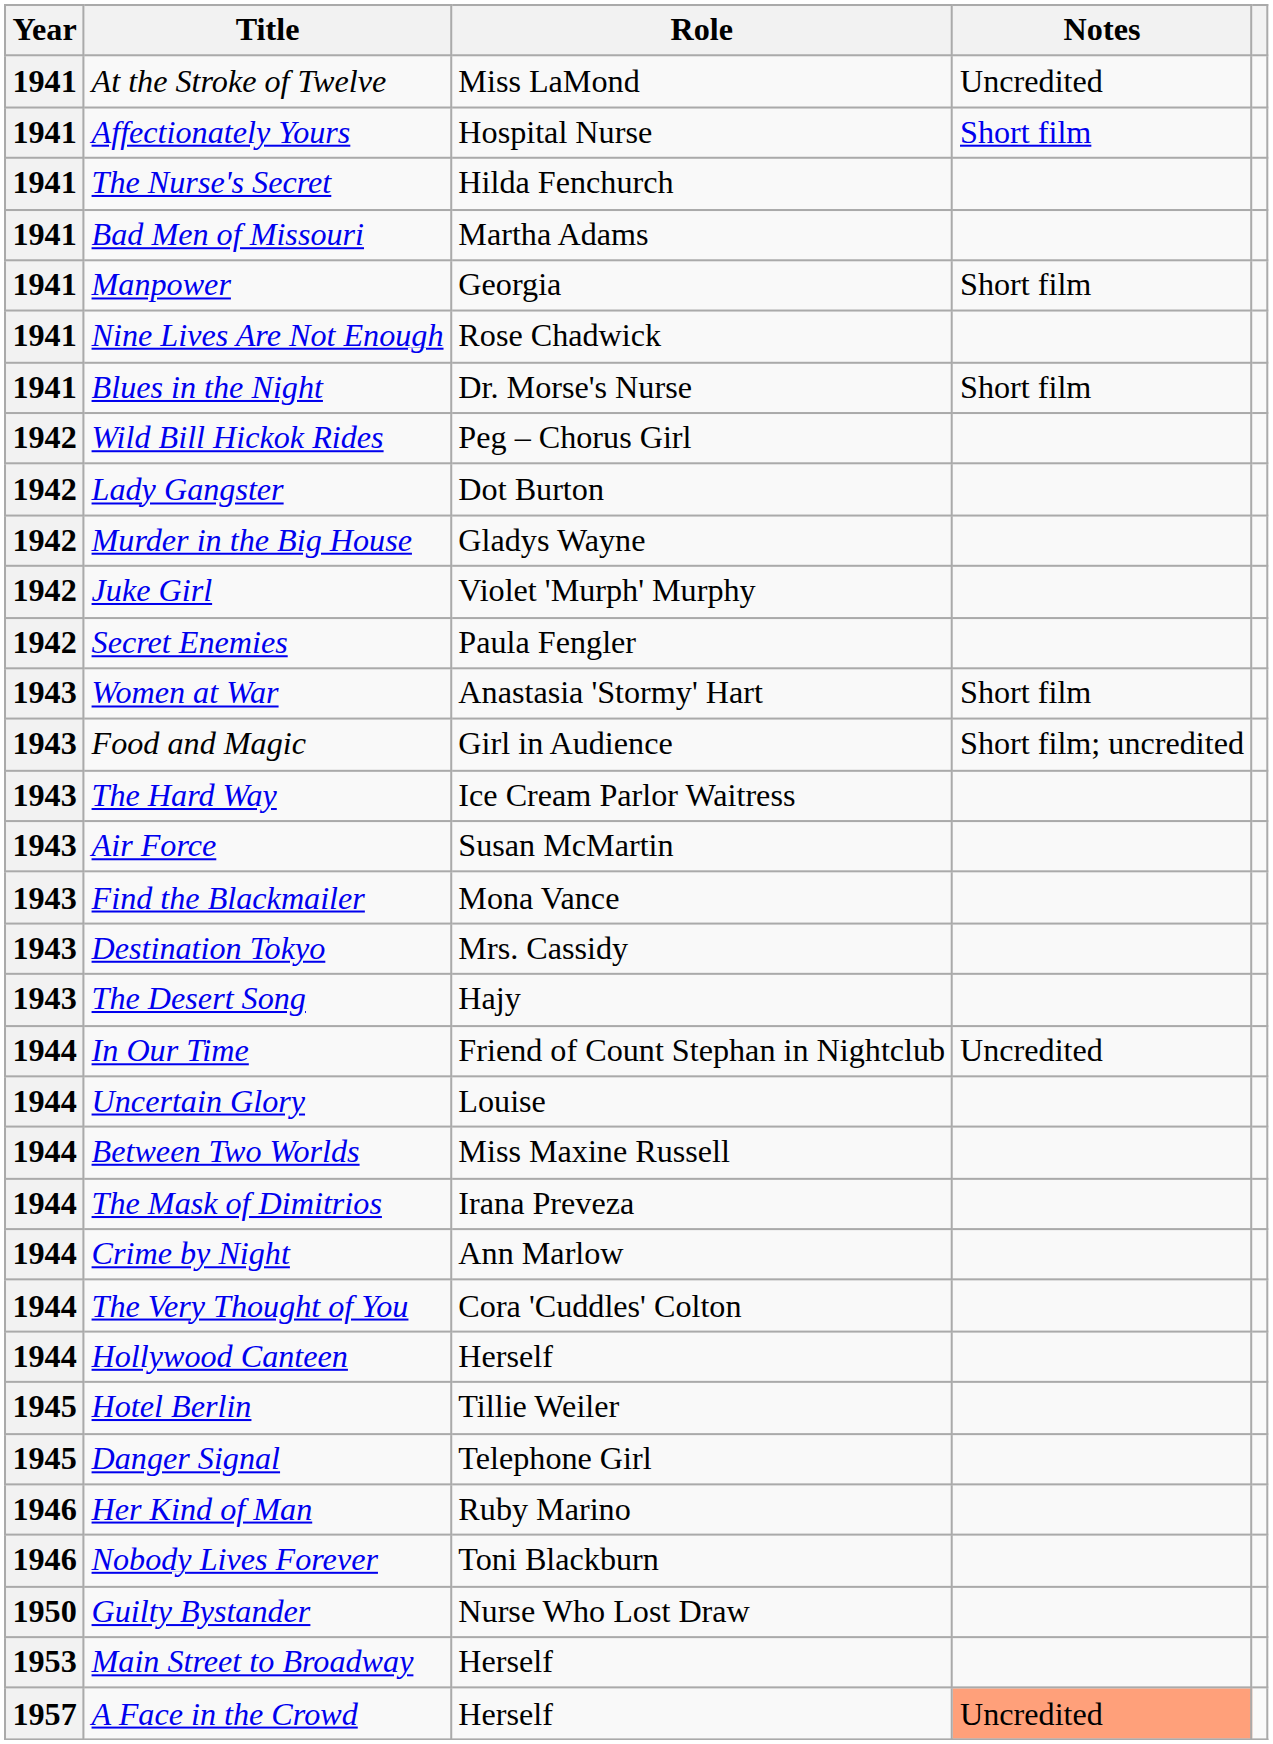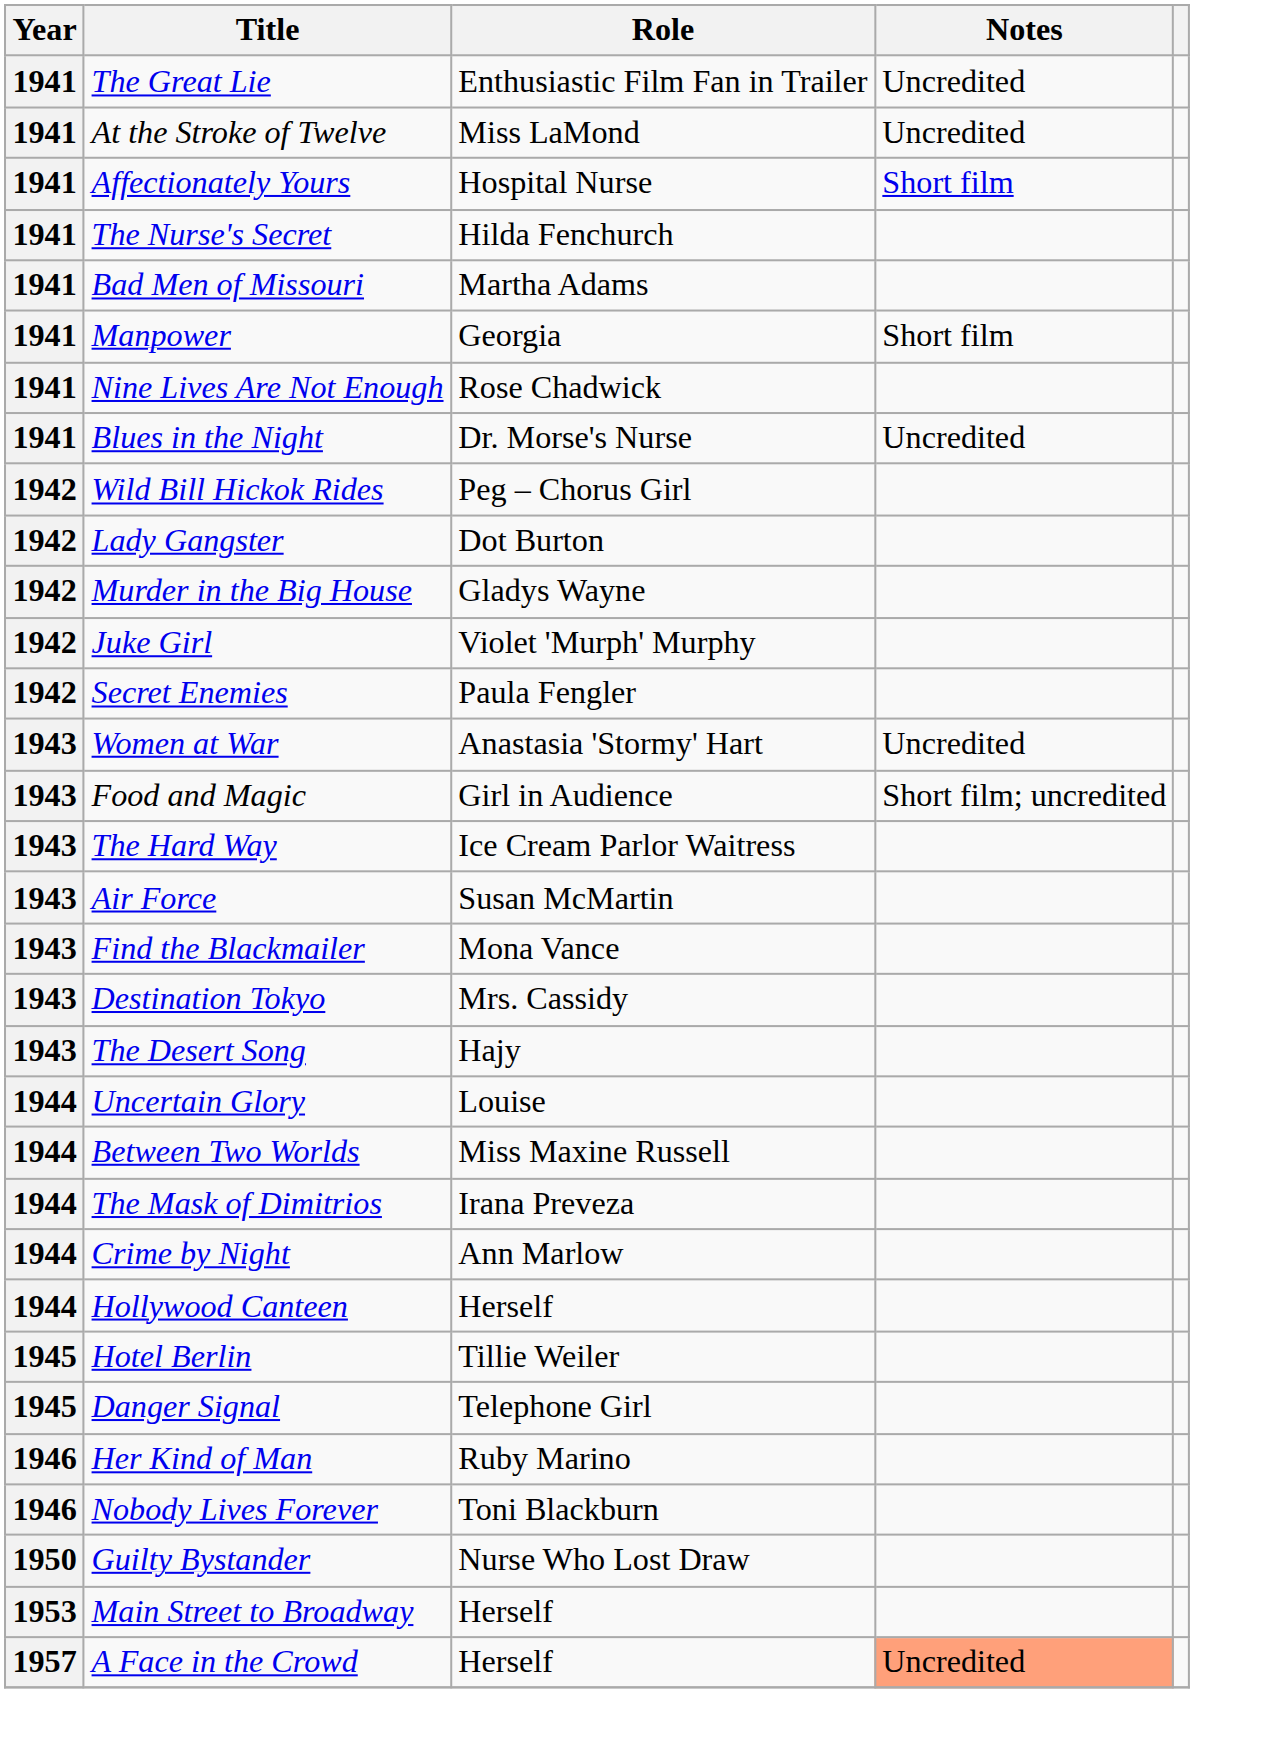+ row: (181, 81)
(1026, 387) Short film -> (954, 438) Uncredited
(1026, 693) Short film -> (954, 744) Uncredited
- row: (170, 1050)
- row: (250, 1305)
